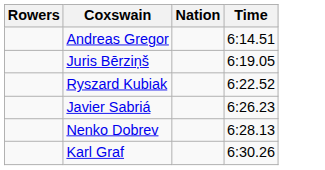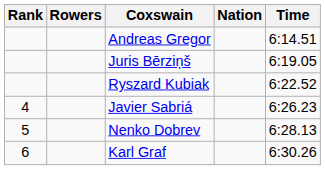+ column: (25, 15)
